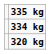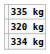rows swapped: (27, 27) <-> (27, 41)
